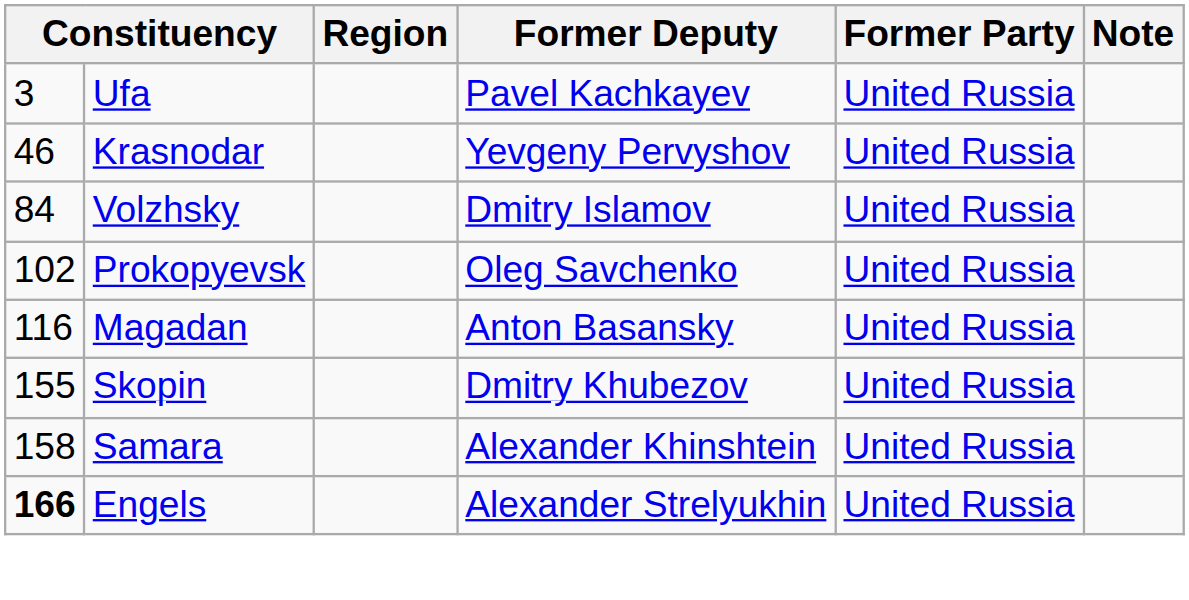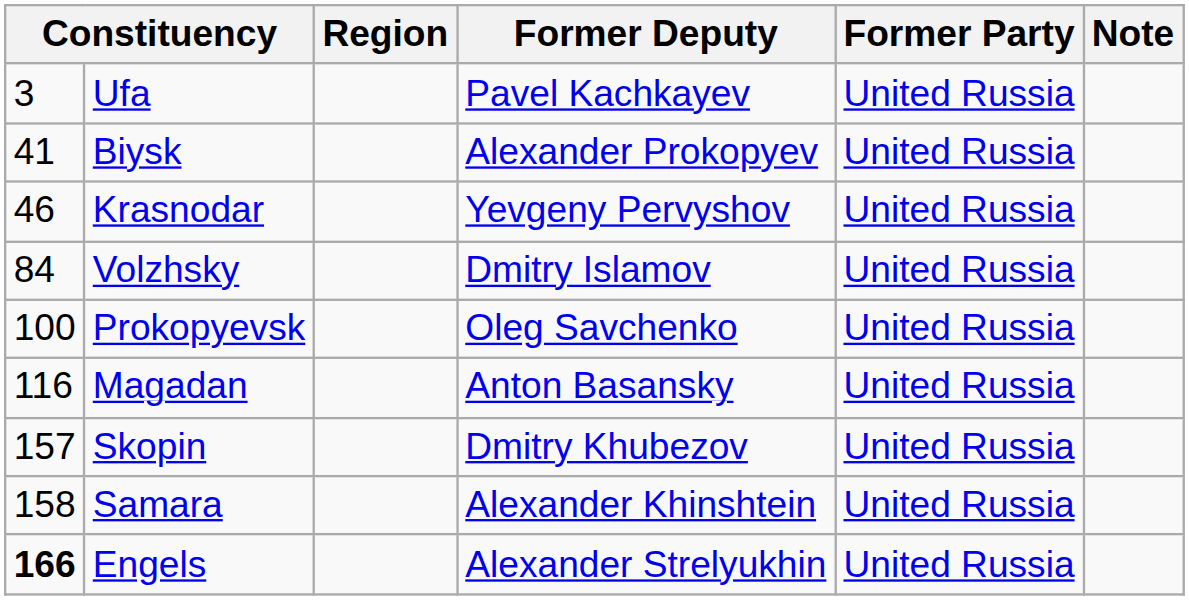+ row: (137, 151)
(45, 269) 102 -> (45, 328) 100
(45, 387) 155 -> (45, 446) 157
